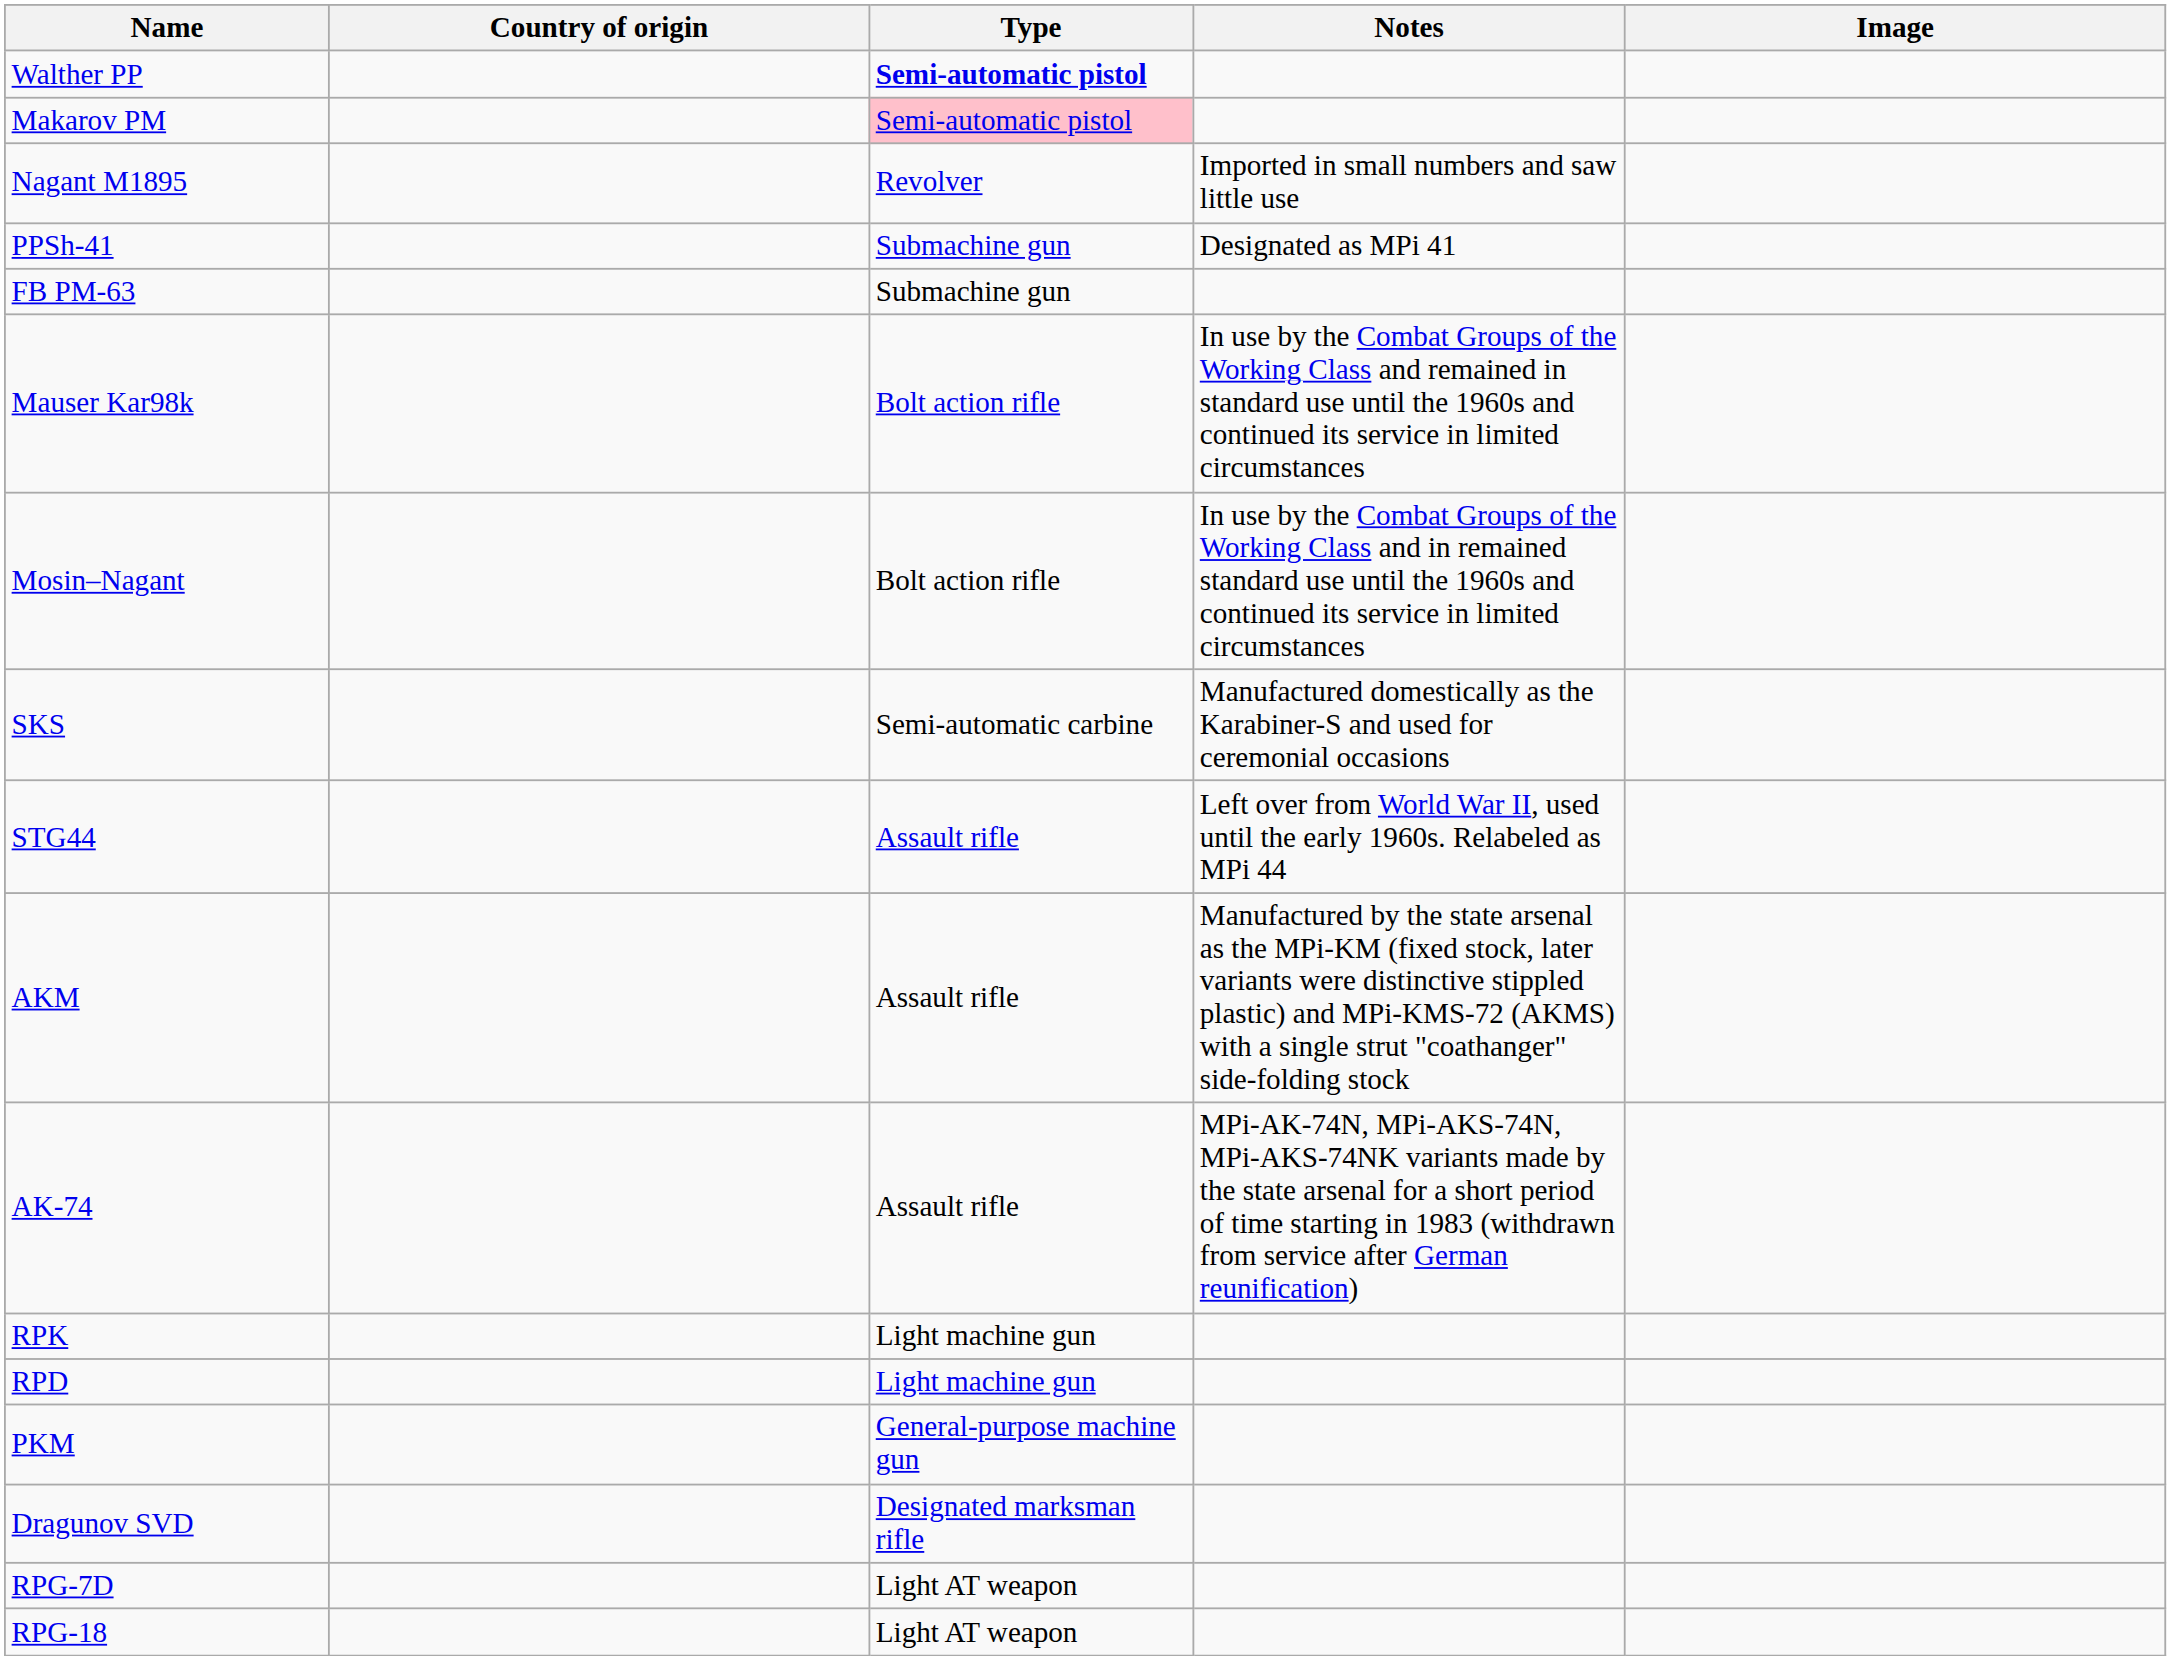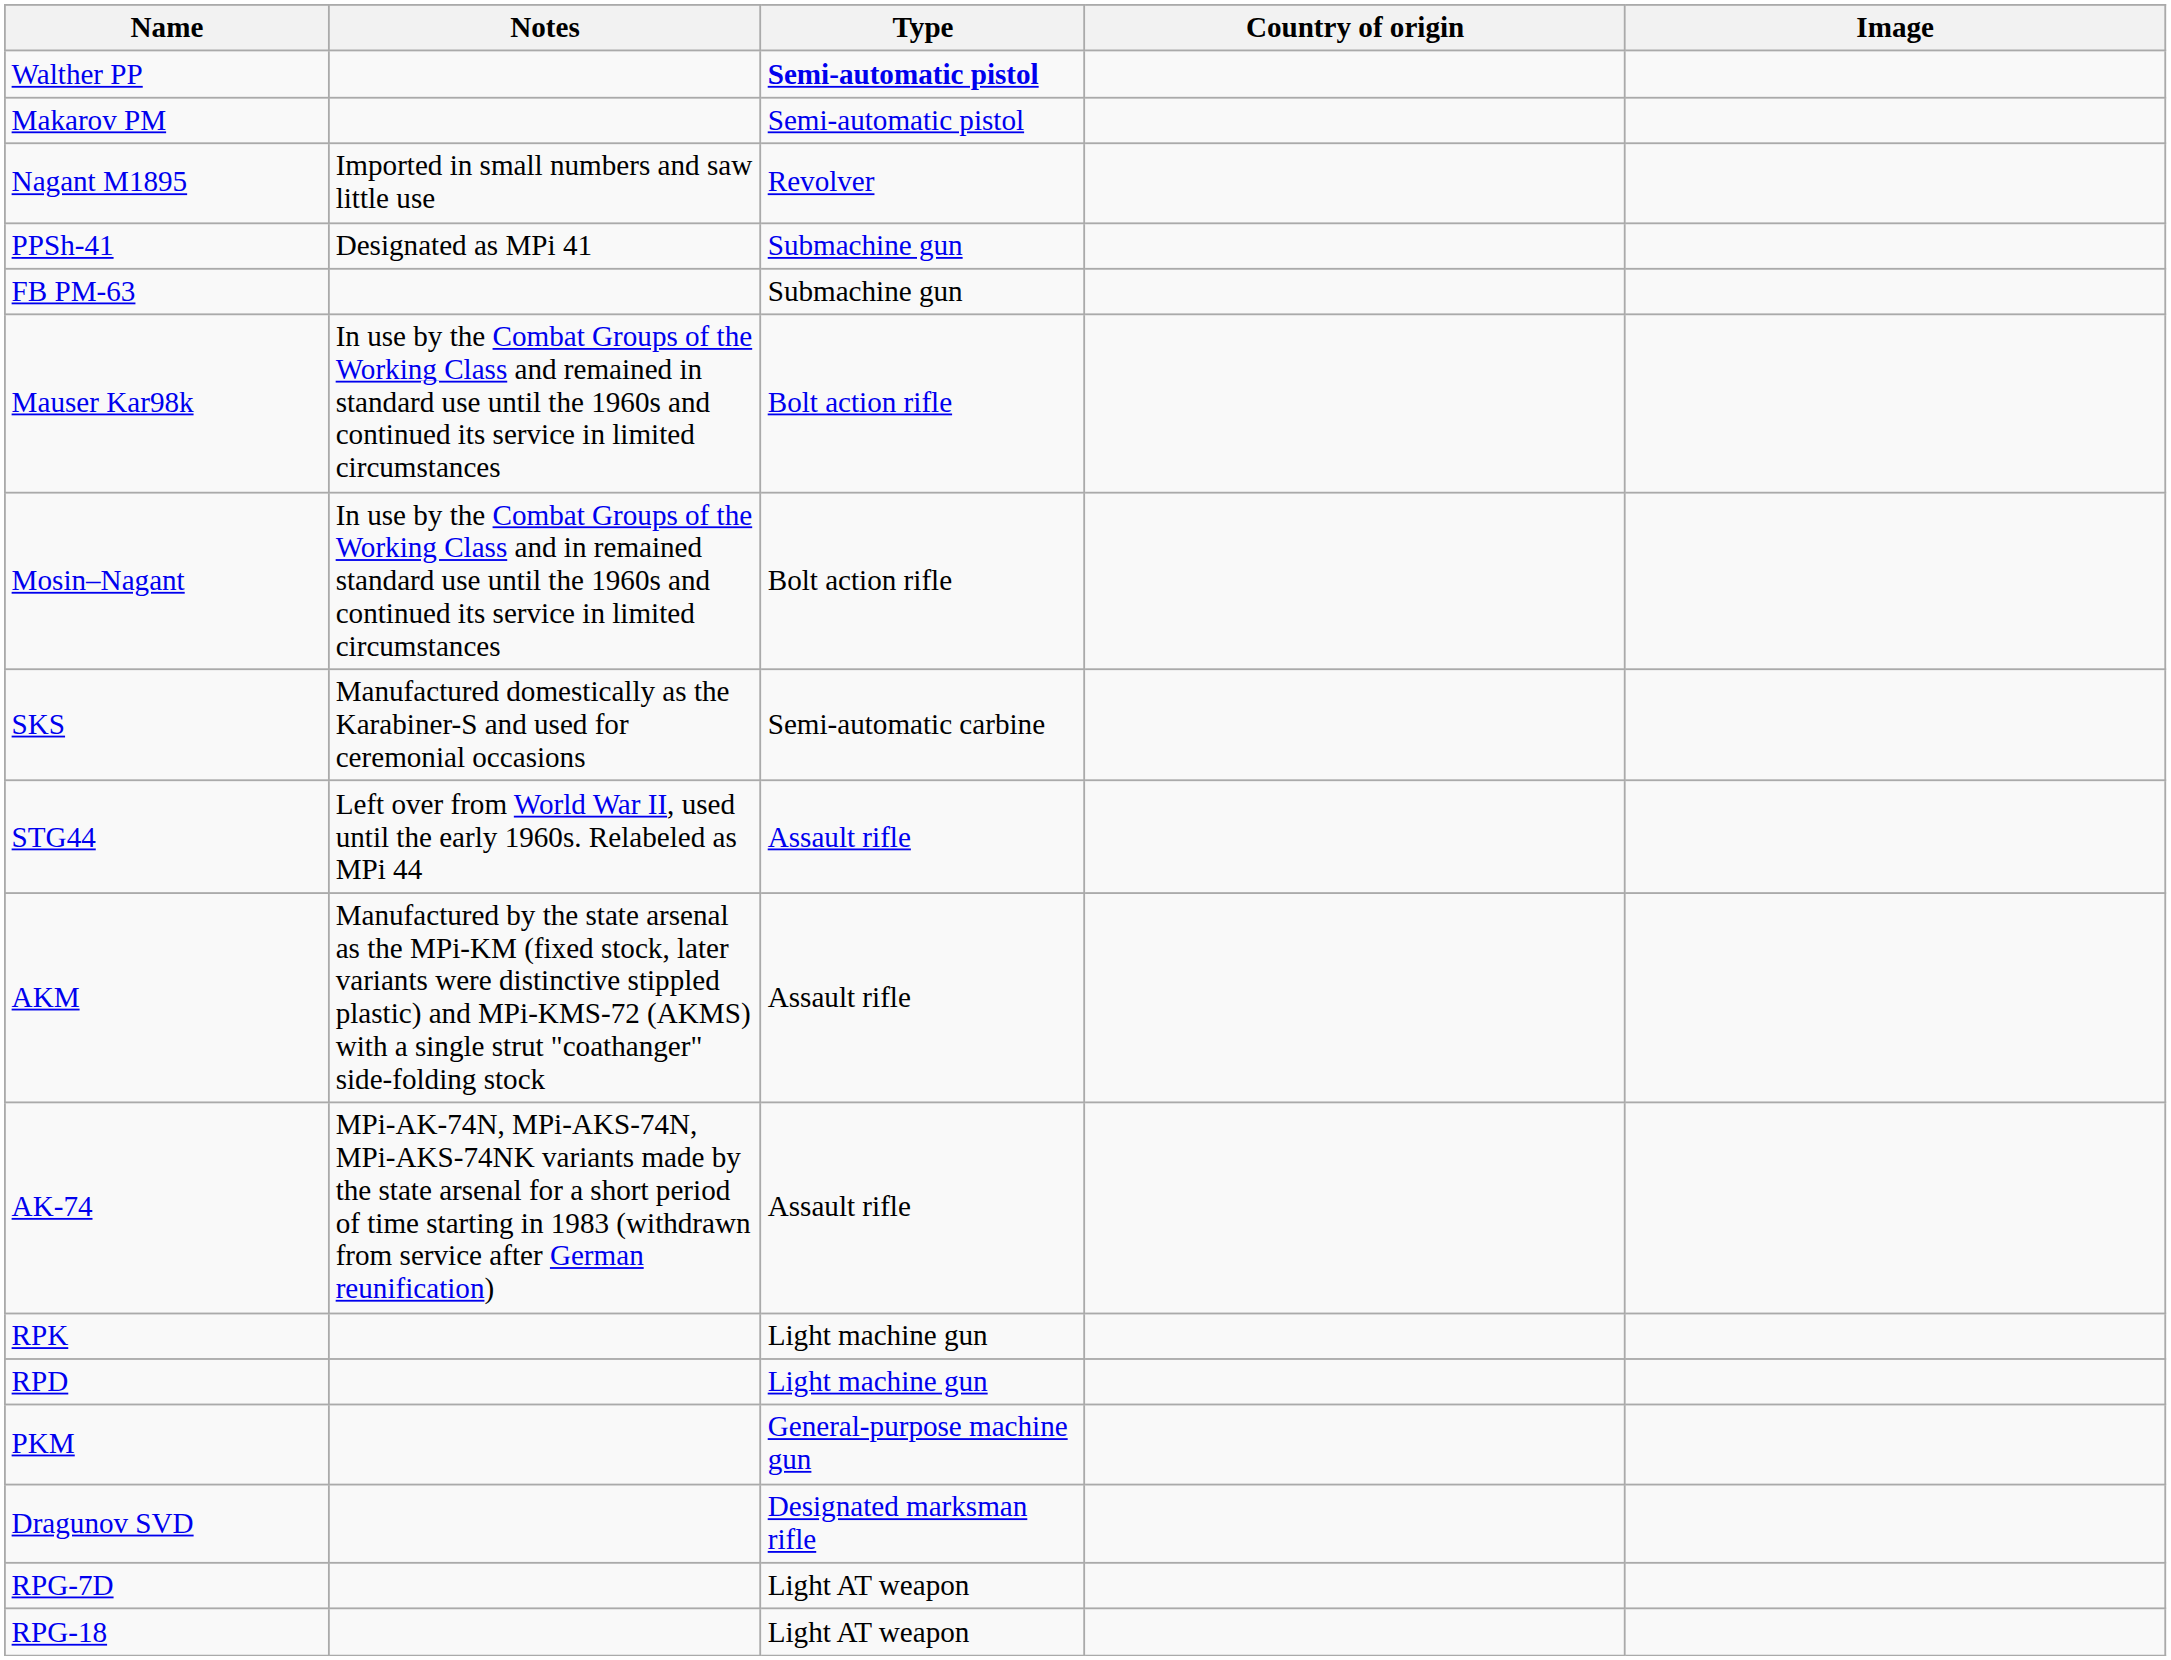columns swapped: (599, 27) <-> (1409, 27)
(1004, 119) pink background -> (896, 119) no background
